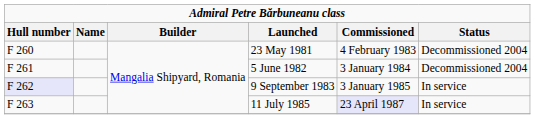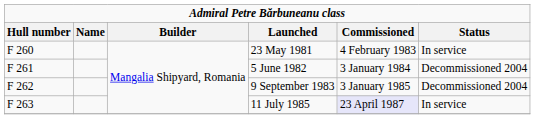(474, 50) Decommissioned 2004 -> (444, 50) In service
(20, 86) lavender background -> (20, 86) no background
(444, 86) In service -> (474, 86) Decommissioned 2004
